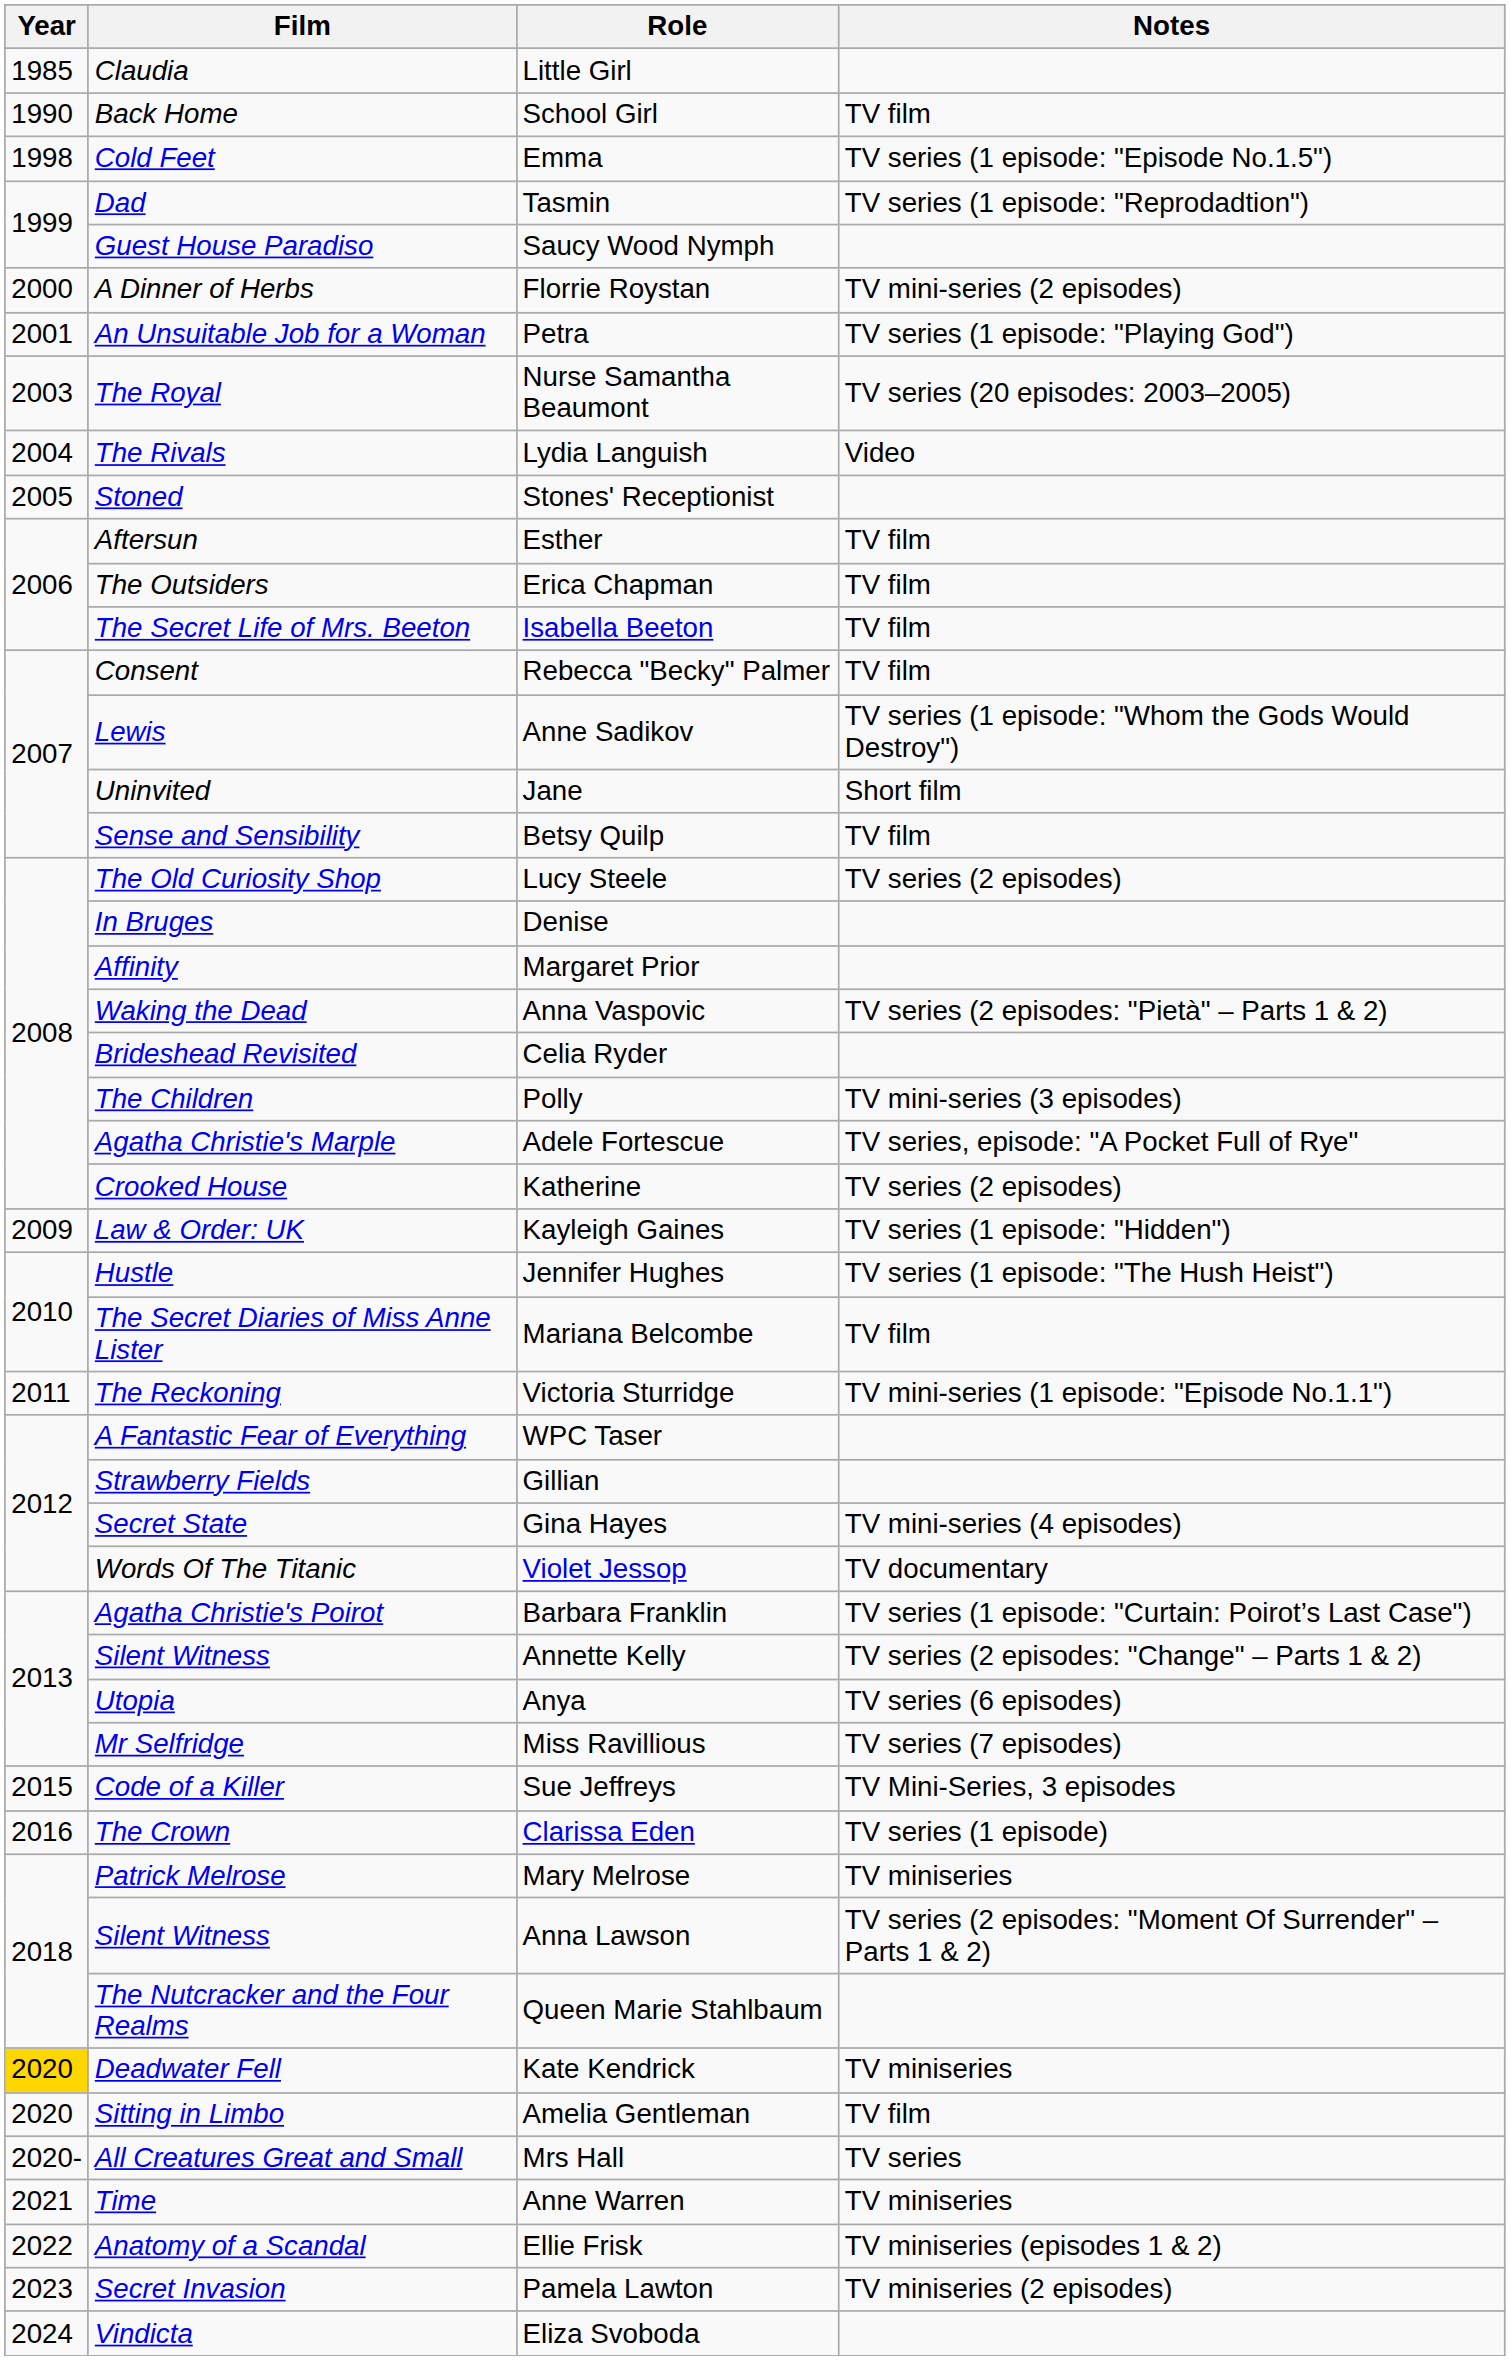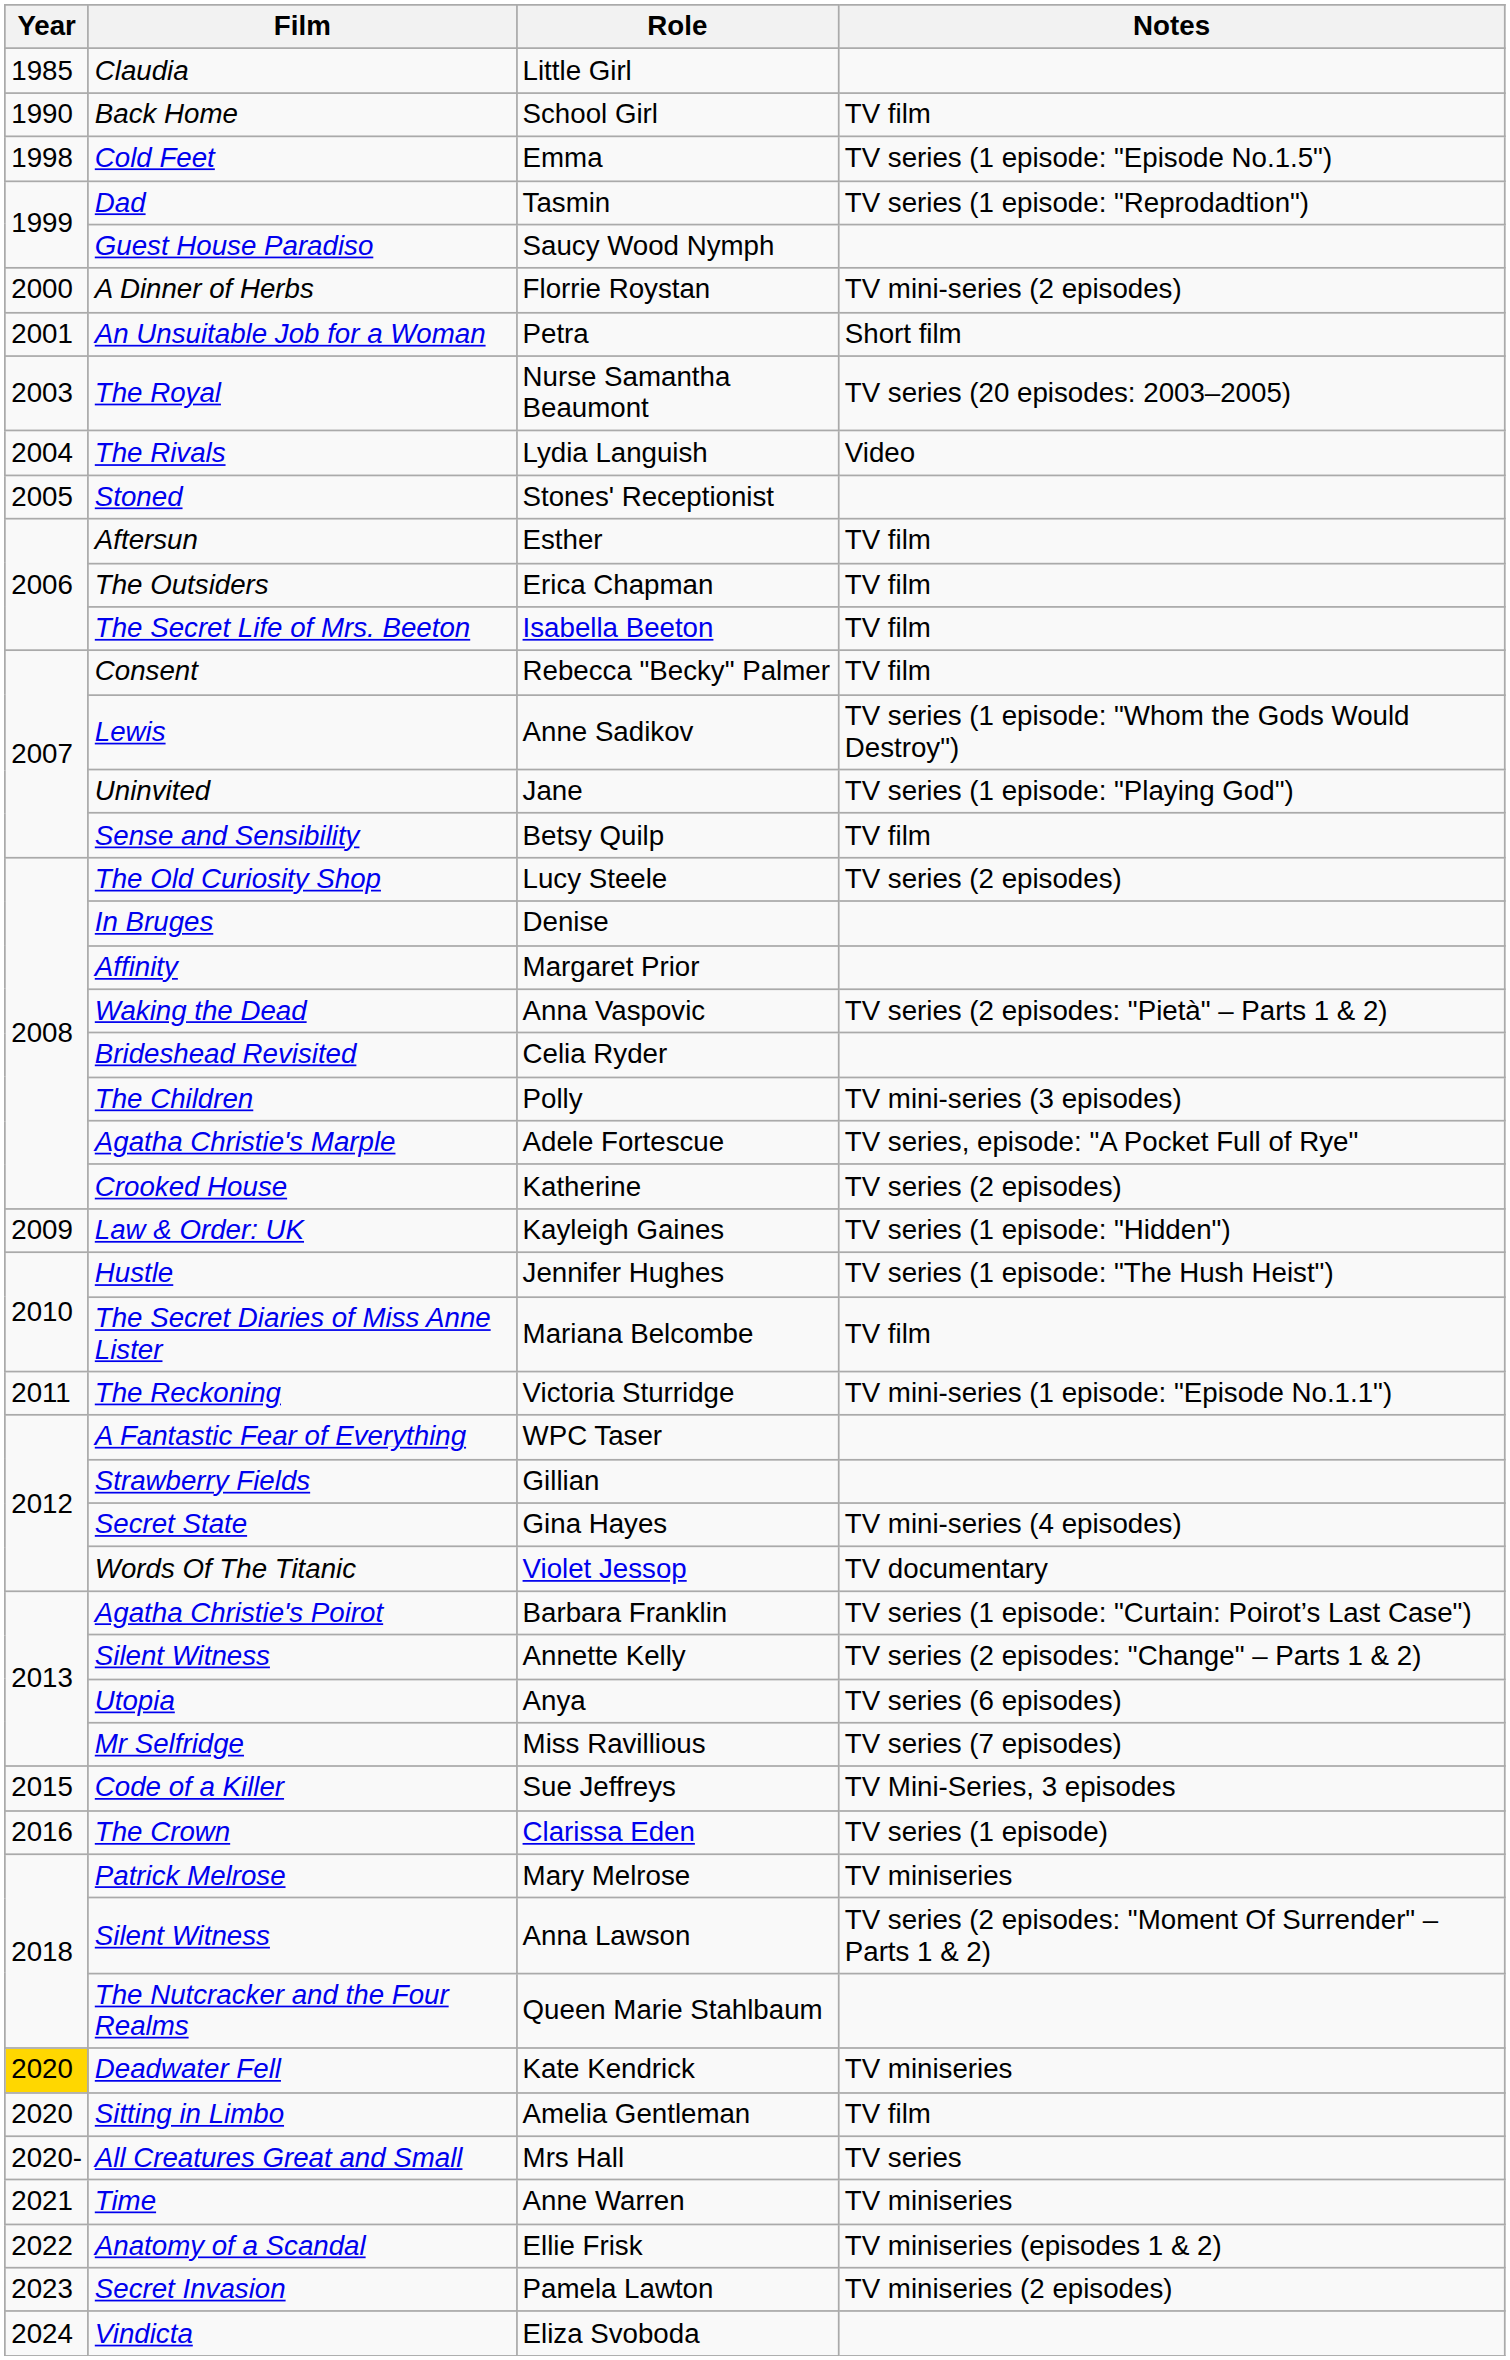(1069, 333) TV series (1 episode: "Playing God") -> (903, 333) Short film
(903, 791) Short film -> (1069, 791) TV series (1 episode: "Playing God")
